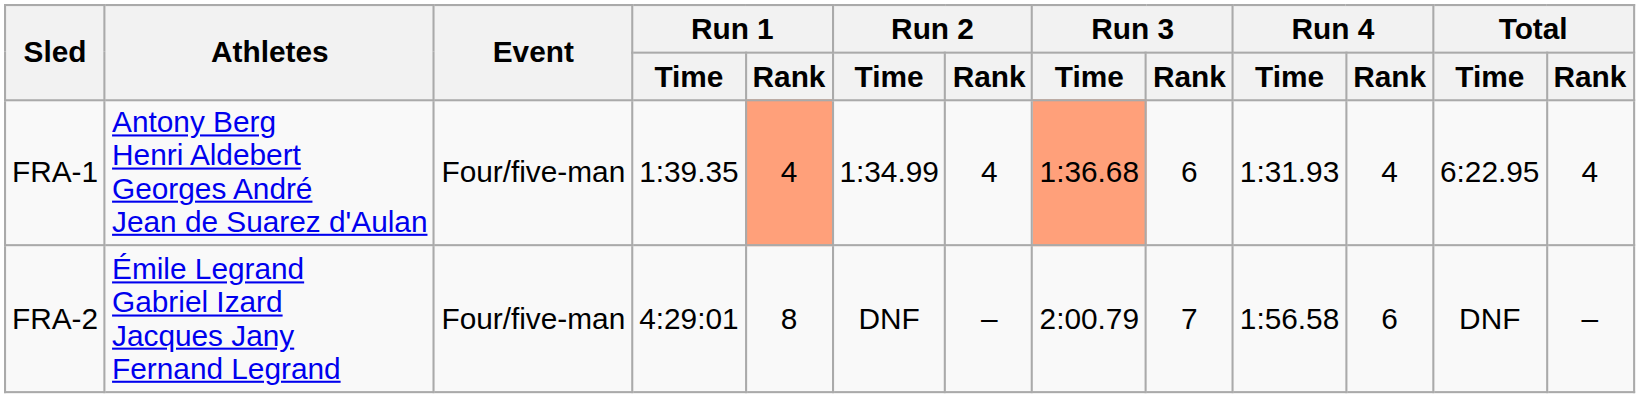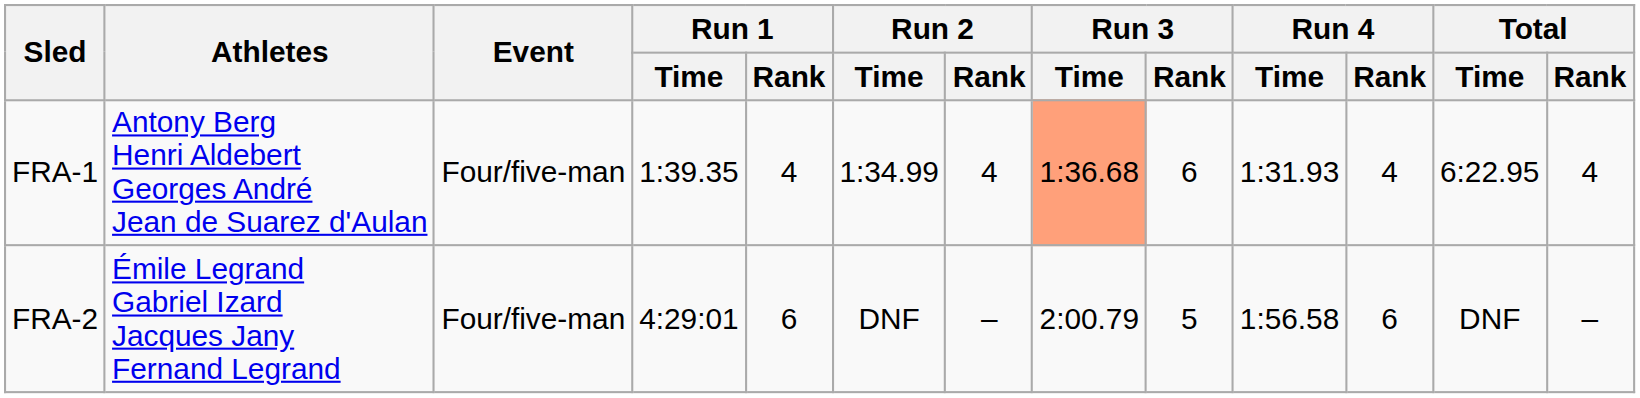(789, 173) lightsalmon background -> (789, 173) no background
(789, 319) 8 -> (789, 319) 6
(1189, 319) 7 -> (1189, 319) 5
